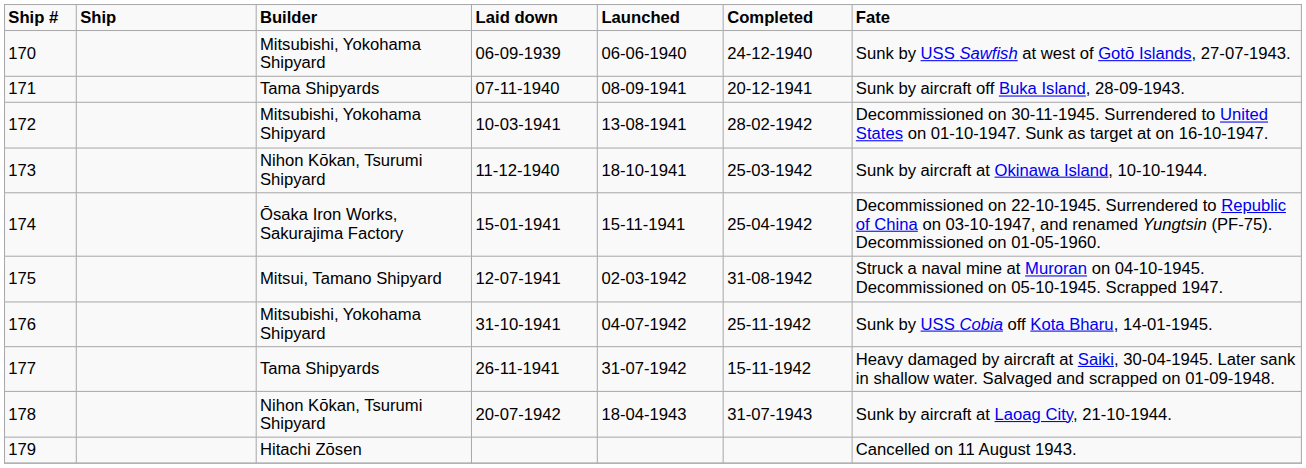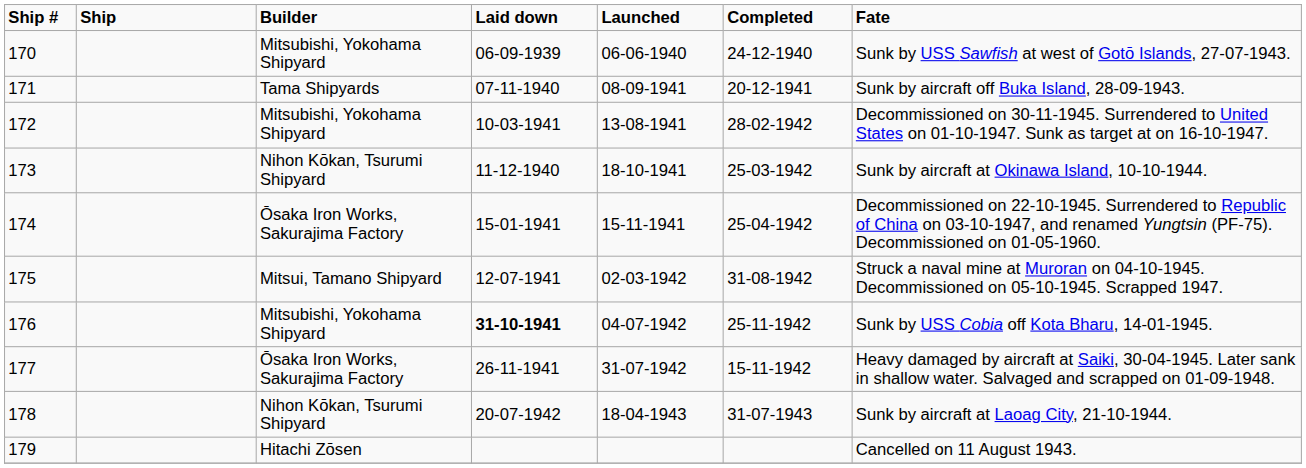(518, 324) normal -> (518, 324) bold
(320, 369) Tama Shipyards -> (332, 369) Ōsaka Iron Works, Sakurajima Factory
